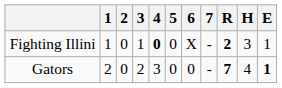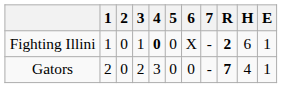(247, 43) 3 -> (247, 43) 6
(267, 69) bold -> (267, 69) normal
